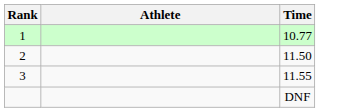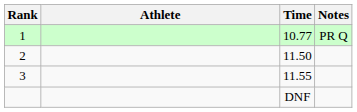+ column: (333, 14)
